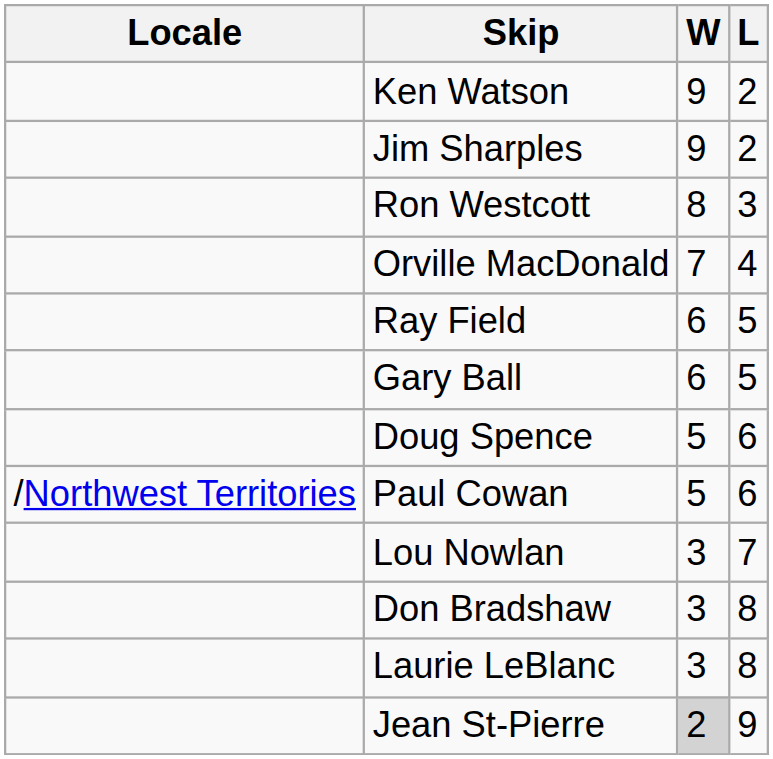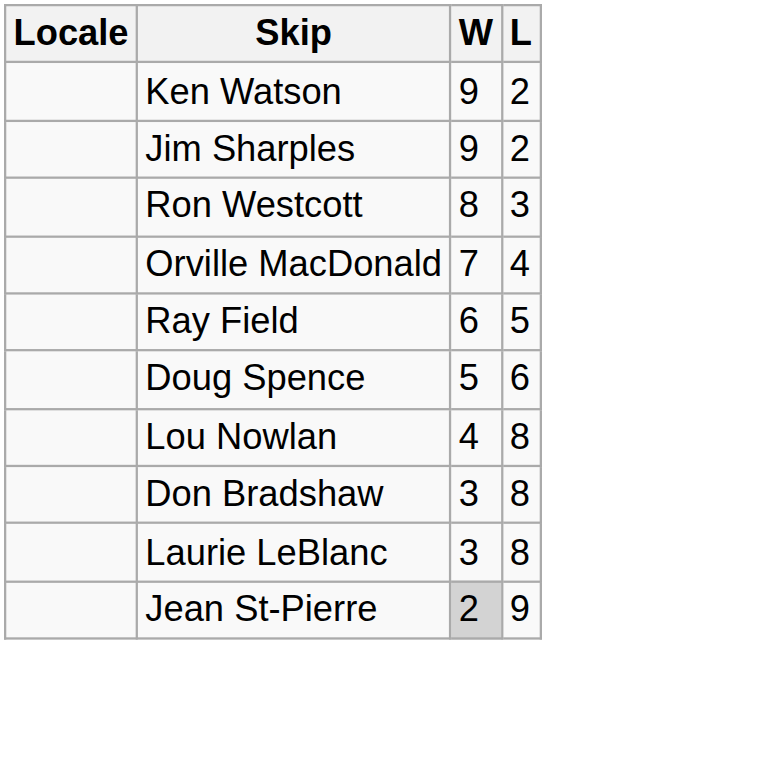- row: (447, 378)
- row: (471, 494)
(696, 551) 3 -> (469, 436) 4
(747, 551) 7 -> (520, 436) 8
